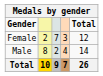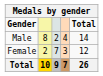rows swapped: (22, 51) <-> (22, 38)
